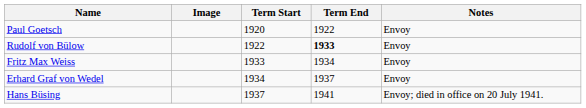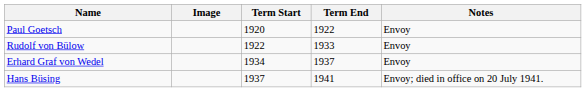(324, 45) bold -> (324, 45) normal
- row: (41, 62)
